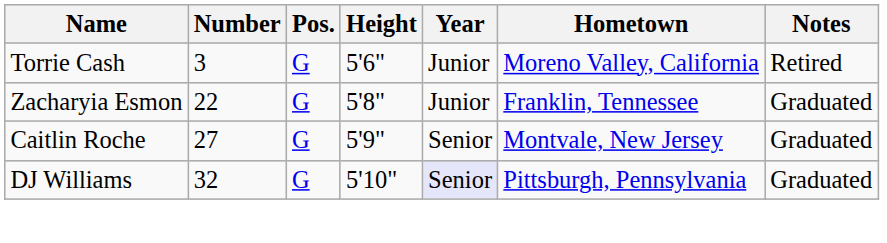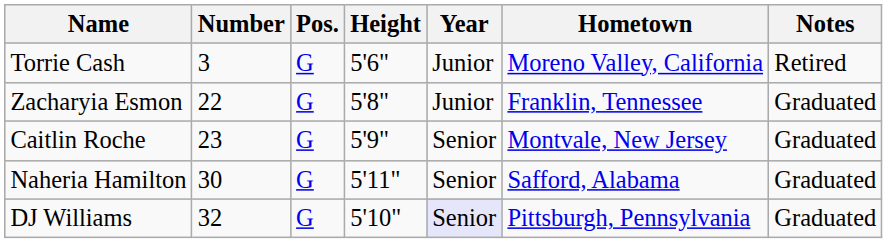(206, 140) 27 -> (210, 140) 23
+ row: (98, 179)
